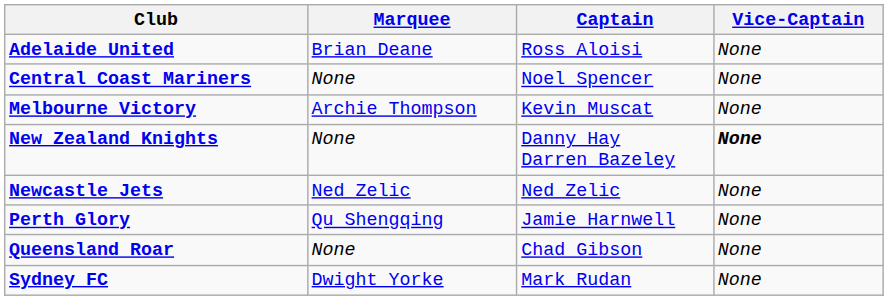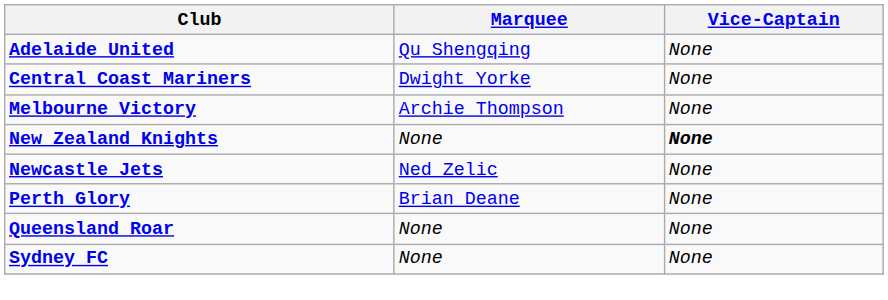- column: (615, 20)
(372, 50) Brian Deane -> (465, 50) Qu Shengqing
(334, 79) None -> (465, 79) Dwight Yorke
(378, 220) Qu Shengqing -> (459, 199) Brian Deane
(378, 280) Dwight Yorke -> (421, 259) None
